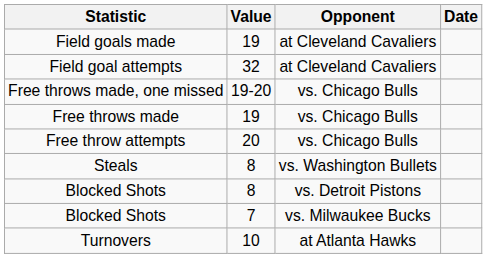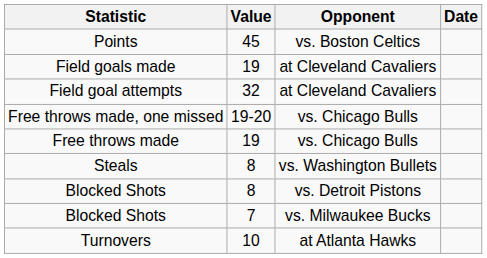+ row: (116, 41)
- row: (116, 141)
